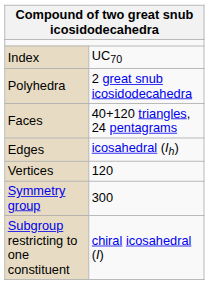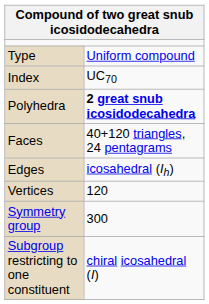+ row: (22, 56)
(142, 86) normal -> (141, 106) bold
